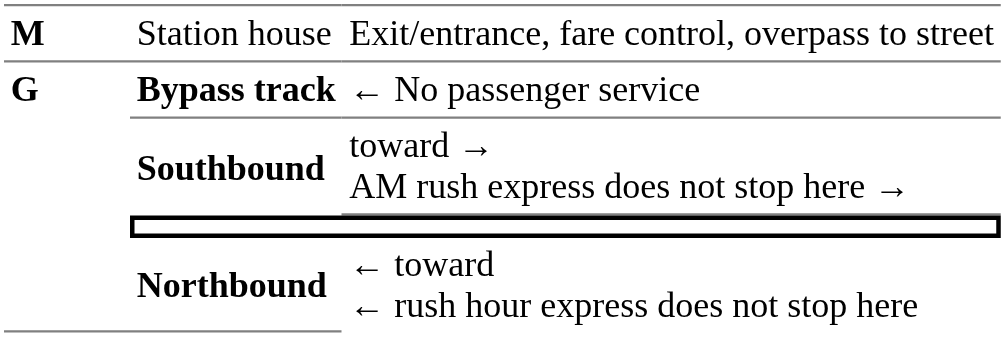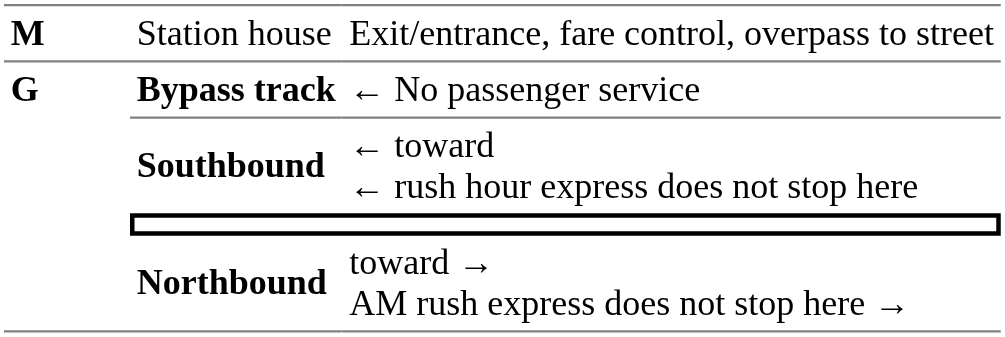(630, 165) toward → AM rush express does not stop here → -> (634, 165) ← toward ← rush hour express does not stop here
(634, 284) ← toward ← rush hour express does not stop here -> (630, 282) toward → AM rush express does not stop here →
